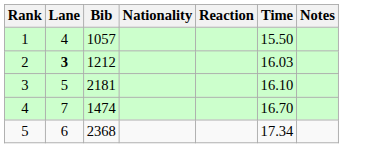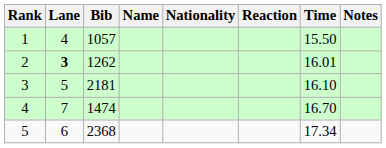+ column: (141, 16)
(101, 62) 1212 -> (101, 62) 1262
(277, 62) 16.03 -> (320, 62) 16.01
